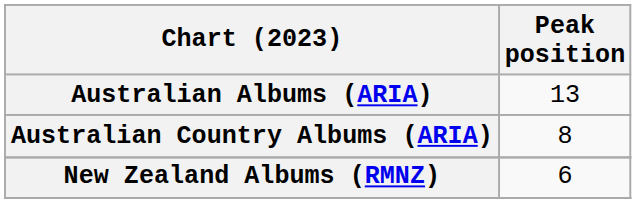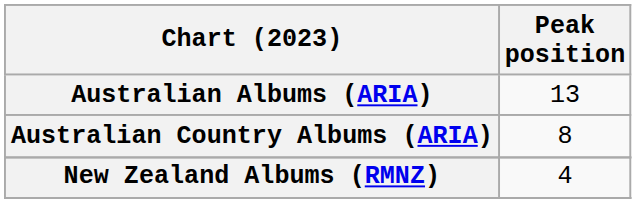(565, 177) 6 -> (565, 177) 4
